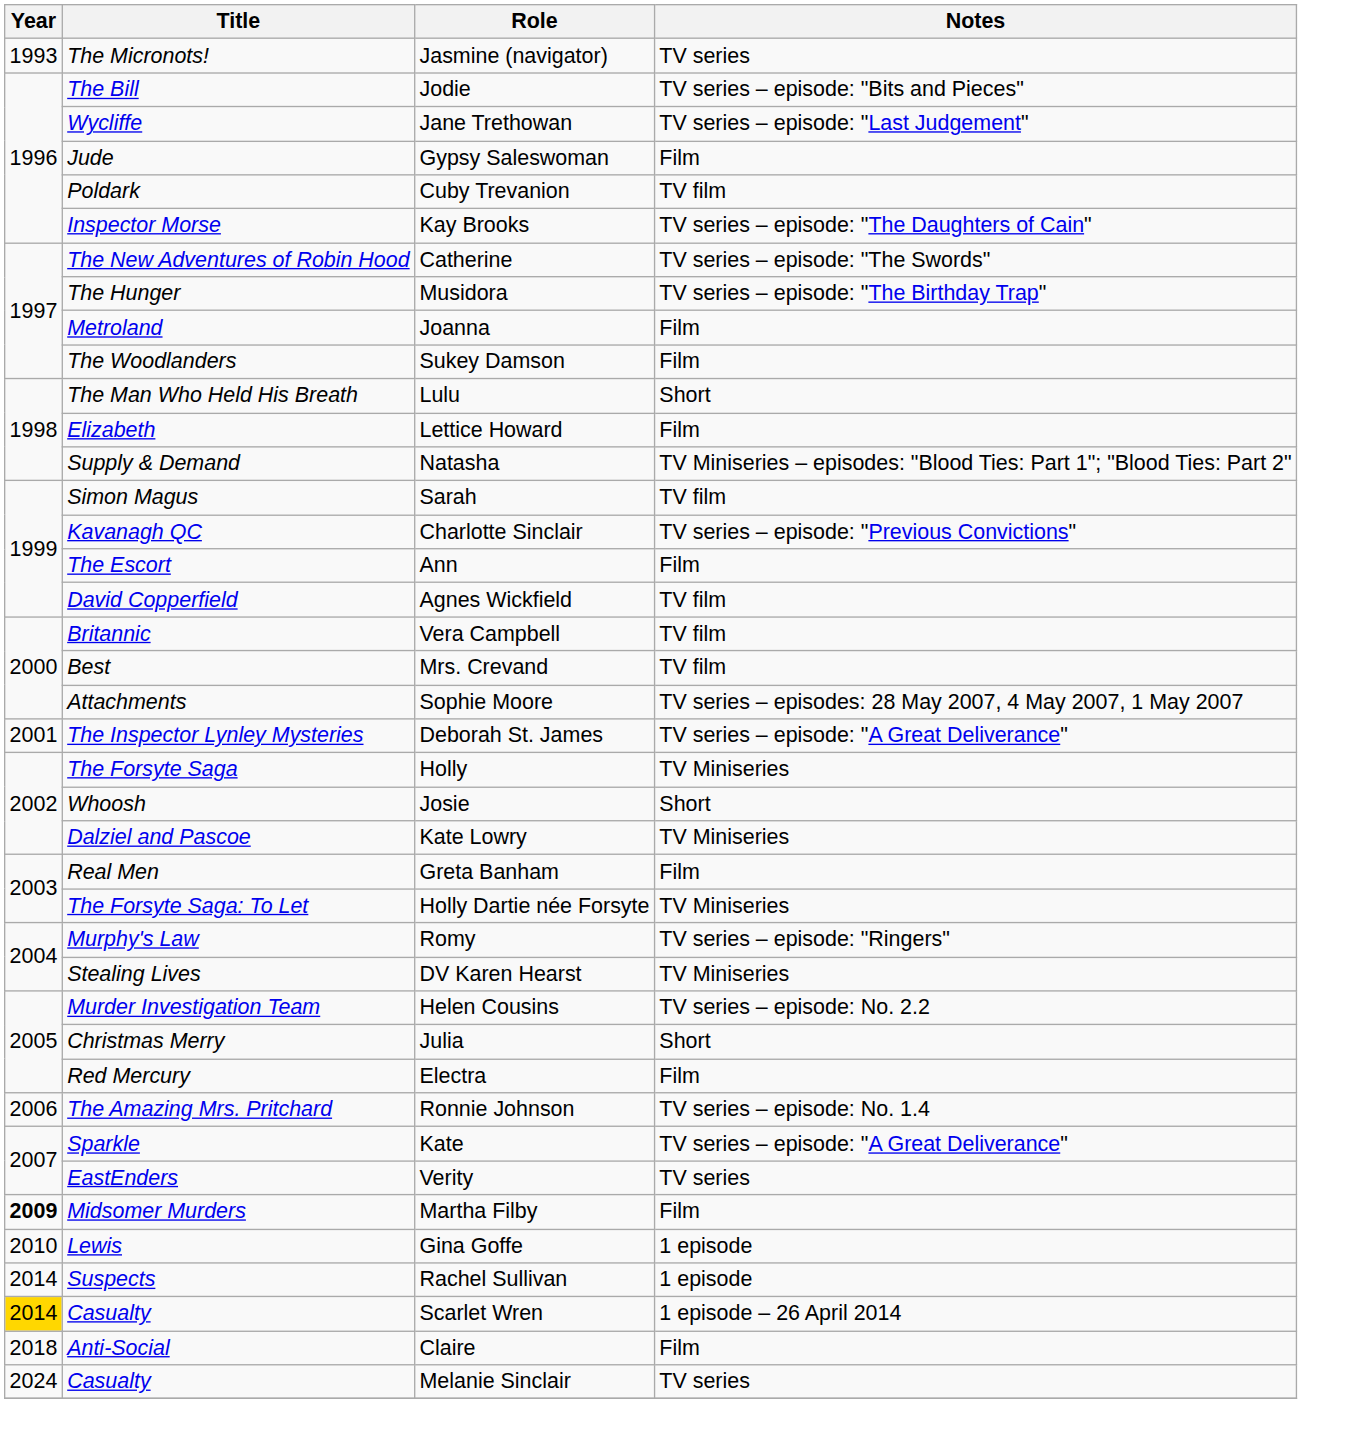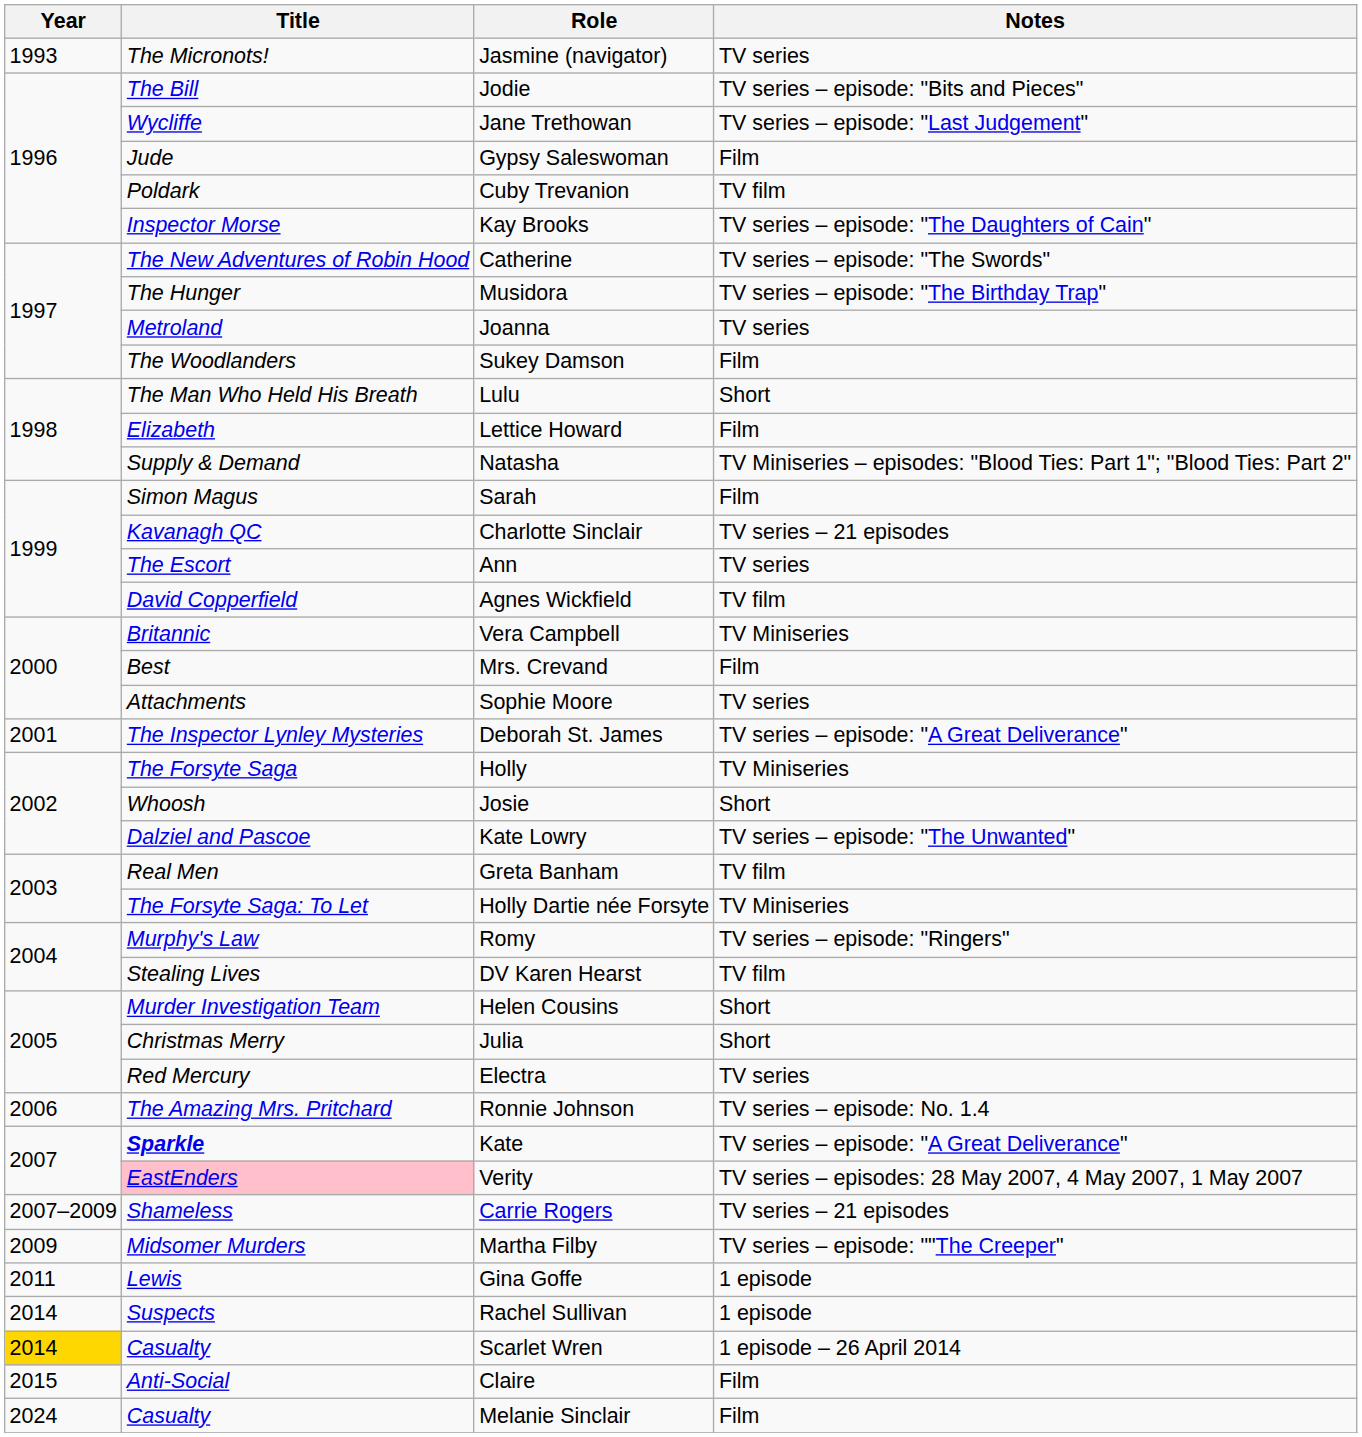(680, 327) Film -> (764, 327) TV series
(693, 497) TV film -> (739, 497) Film
(868, 531) TV series – episode: "Previous Convictions" -> (834, 531) TV series – 21 episodes
(680, 565) Film -> (764, 565) TV series
(693, 633) TV film -> (784, 633) TV Miniseries
(693, 667) TV film -> (739, 667) Film
(951, 701) TV series – episodes: 28 May 2007, 4 May 2007, 1 May 2007 -> (764, 701) TV series
(724, 837) TV Miniseries -> (897, 837) TV series – episode: "The Unwanted"
(680, 871) Film -> (752, 871) TV film
(724, 973) TV Miniseries -> (752, 973) TV film
(795, 1007) TV series – episode: No. 2.2 -> (745, 1007) Short
(680, 1075) Film -> (764, 1075) TV series
(104, 1143) normal -> (166, 1143) bold
(123, 1177) no background -> (182, 1177) pink background
(705, 1177) TV series -> (1011, 1177) TV series – episodes: 28 May 2007, 4 May 2007, 1 May 2007
+ row: (546, 1211)
(33, 1211) bold -> (33, 1245) normal
(680, 1211) Film -> (891, 1245) TV series – episode: ""The Creeper"
(33, 1245) 2010 -> (33, 1279) 2011
(33, 1347) 2018 -> (33, 1381) 2015
(705, 1381) TV series -> (739, 1415) Film
